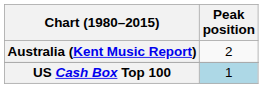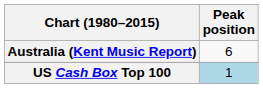(229, 51) 2 -> (229, 51) 6
